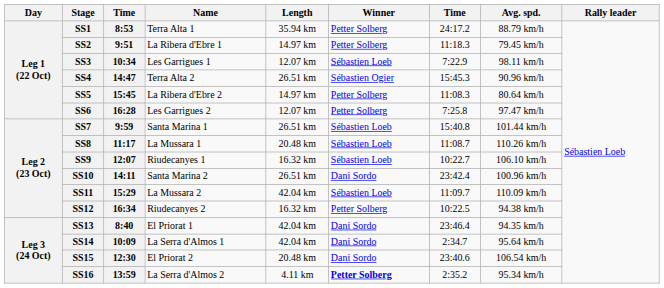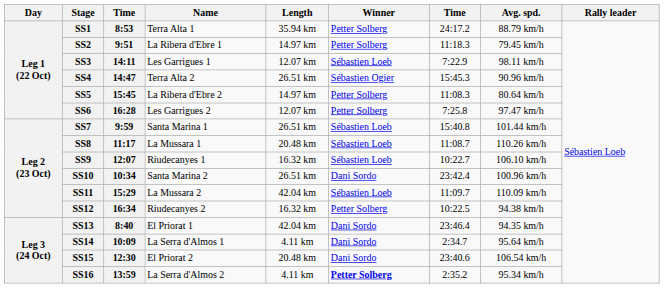(124, 62) 10:34 -> (124, 62) 14:11
(124, 176) 14:11 -> (124, 176) 10:34
(297, 242) 42.04 km -> (297, 242) 4.11 km
